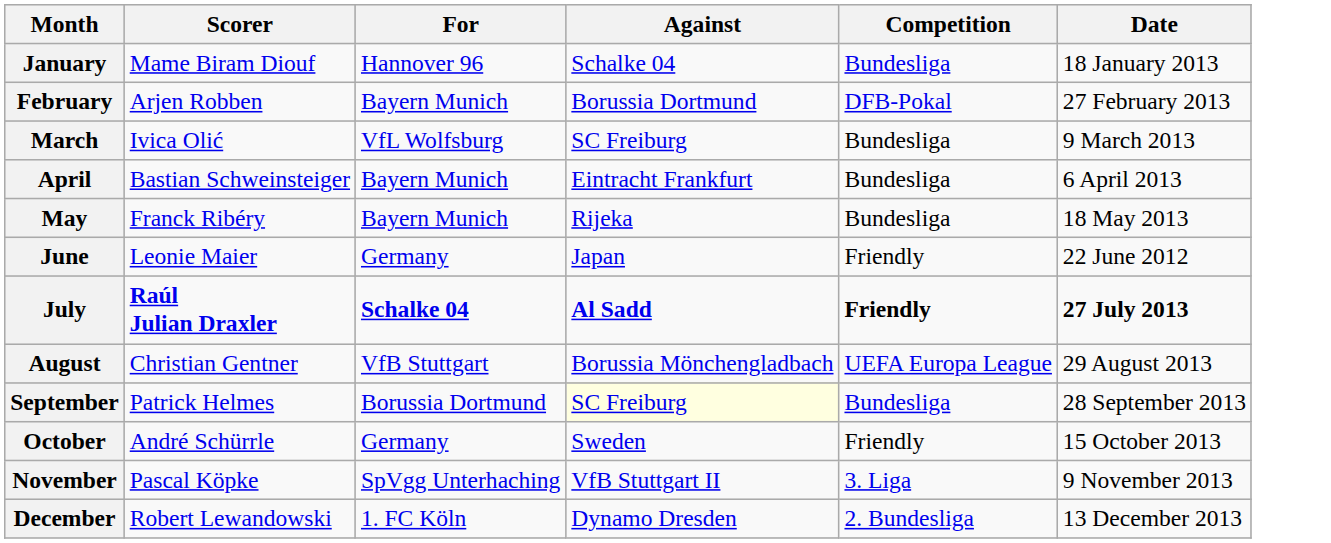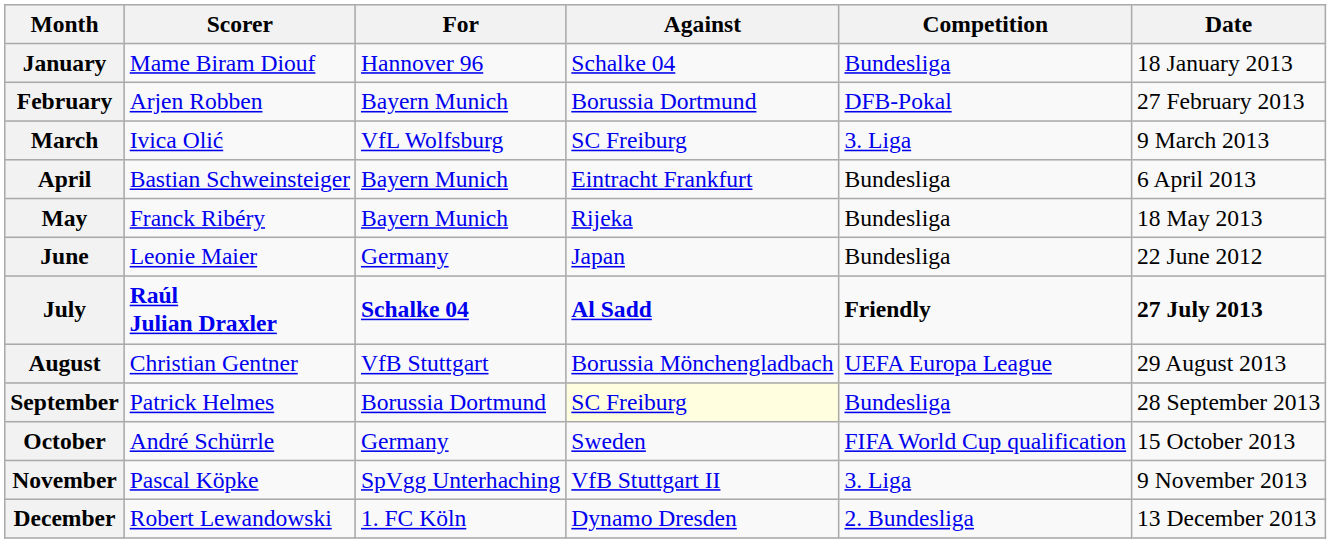(897, 140) Bundesliga -> (878, 140) 3. Liga
(884, 257) Friendly -> (897, 257) Bundesliga
(884, 440) Friendly -> (985, 440) FIFA World Cup qualification
